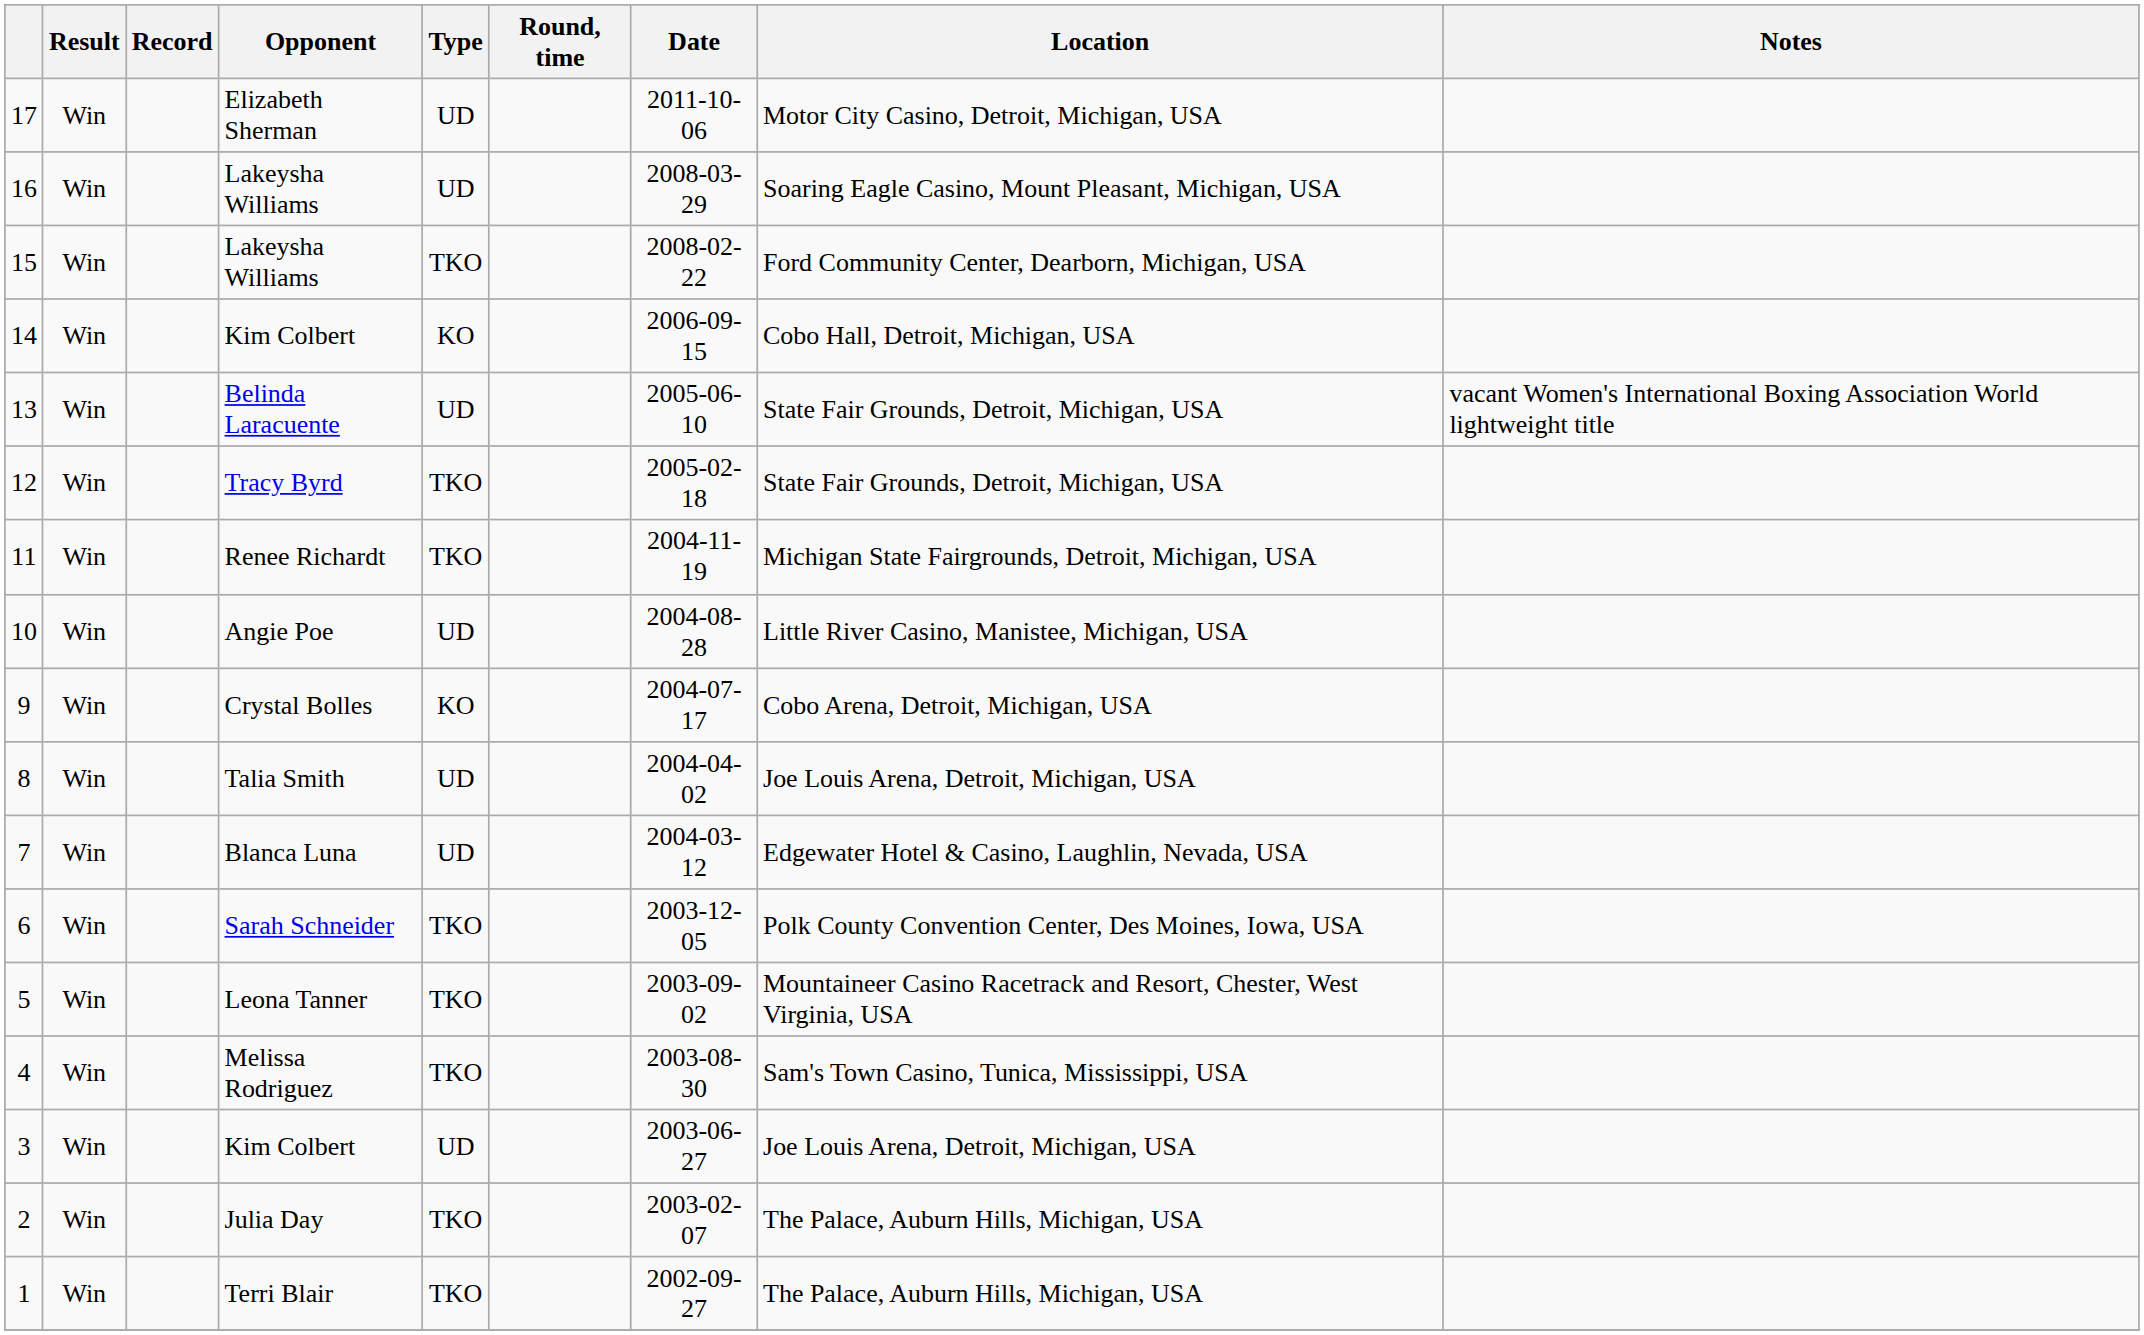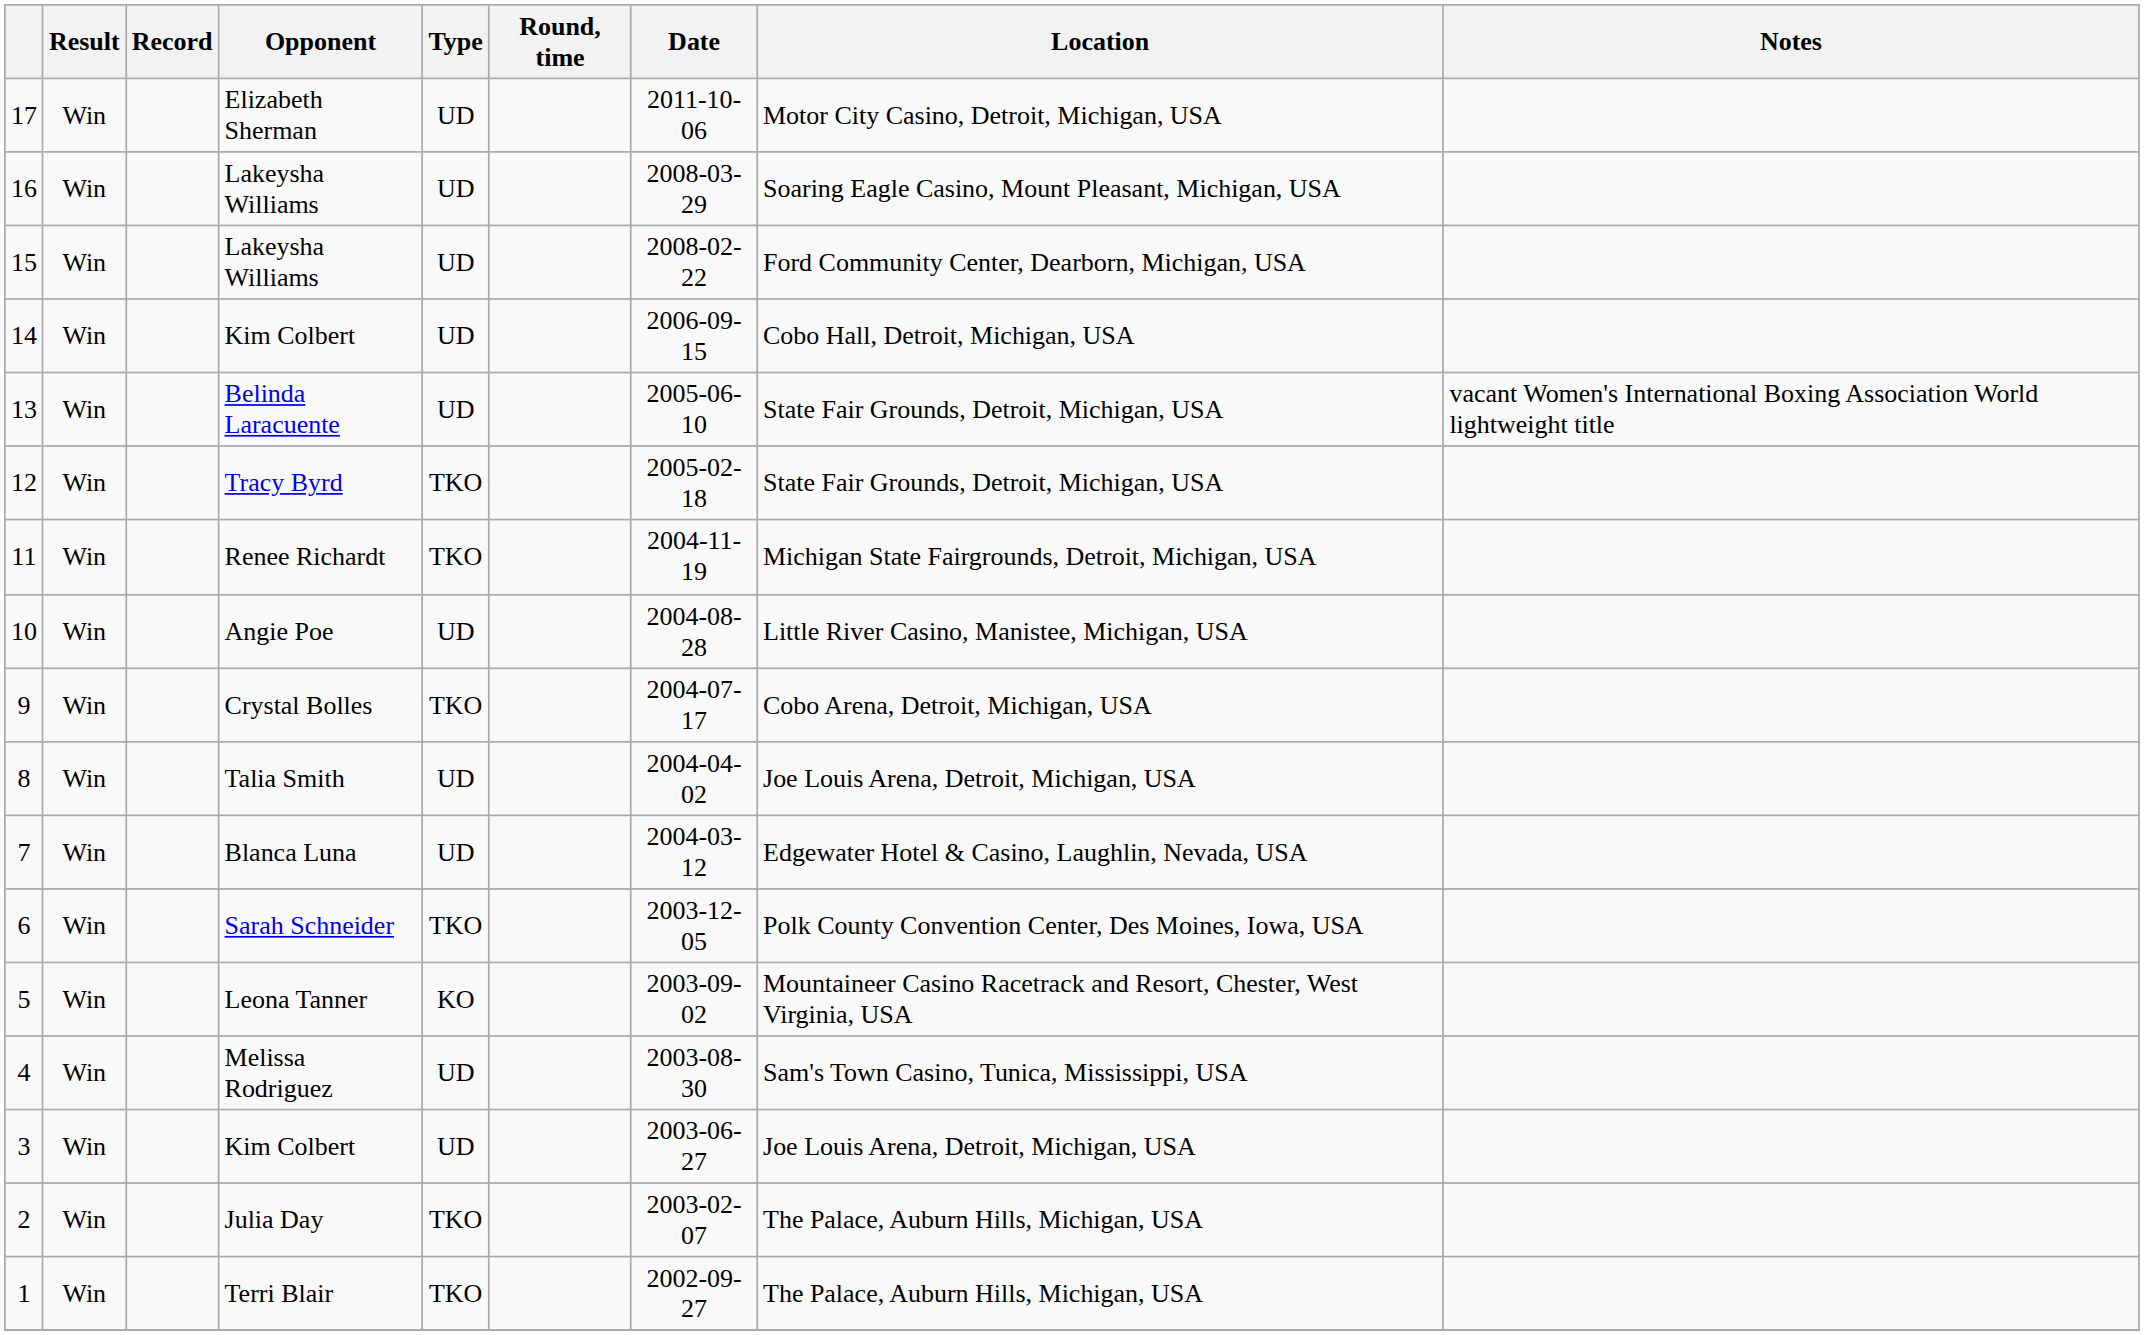(456, 262) TKO -> (456, 262) UD
(456, 336) KO -> (456, 336) UD
(456, 704) KO -> (456, 704) TKO
(456, 998) TKO -> (456, 998) KO
(456, 1072) TKO -> (456, 1072) UD
